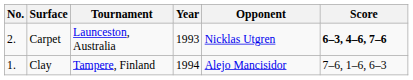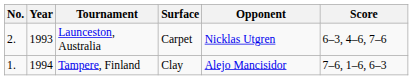columns swapped: (188, 13) <-> (49, 13)
(355, 39) bold -> (355, 39) normal
